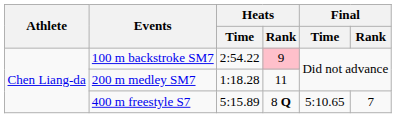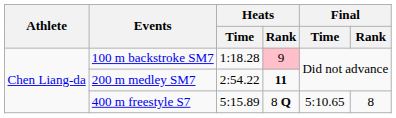(240, 58) 2:54.22 -> (240, 58) 1:18.28
(240, 80) 1:18.28 -> (240, 80) 2:54.22
(281, 80) normal -> (281, 80) bold
(371, 102) 7 -> (371, 102) 8
